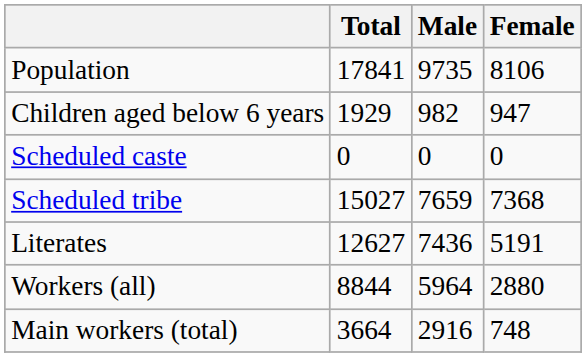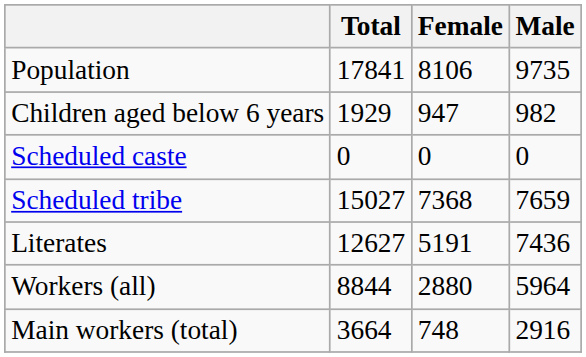columns swapped: (447, 26) <-> (532, 26)
